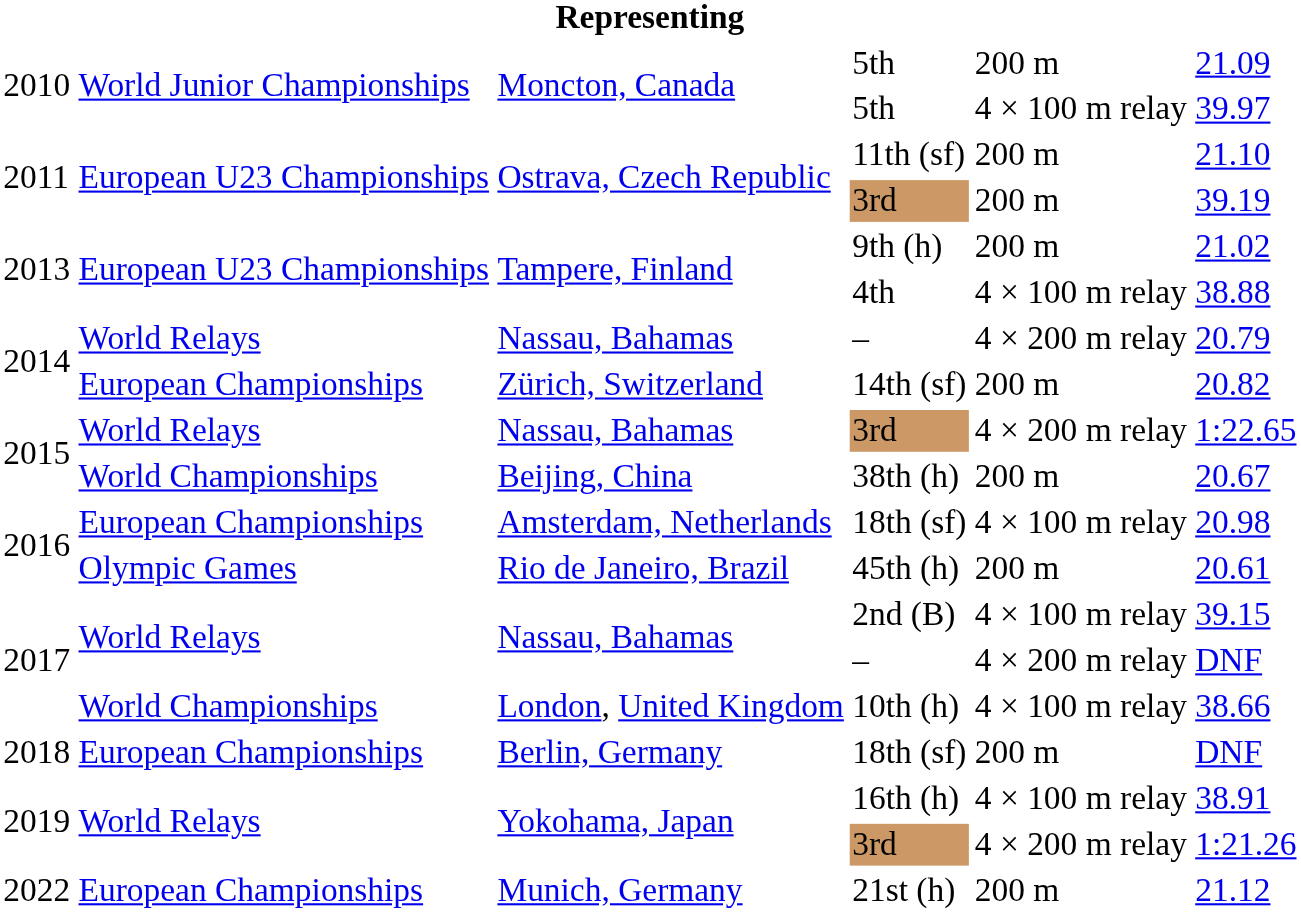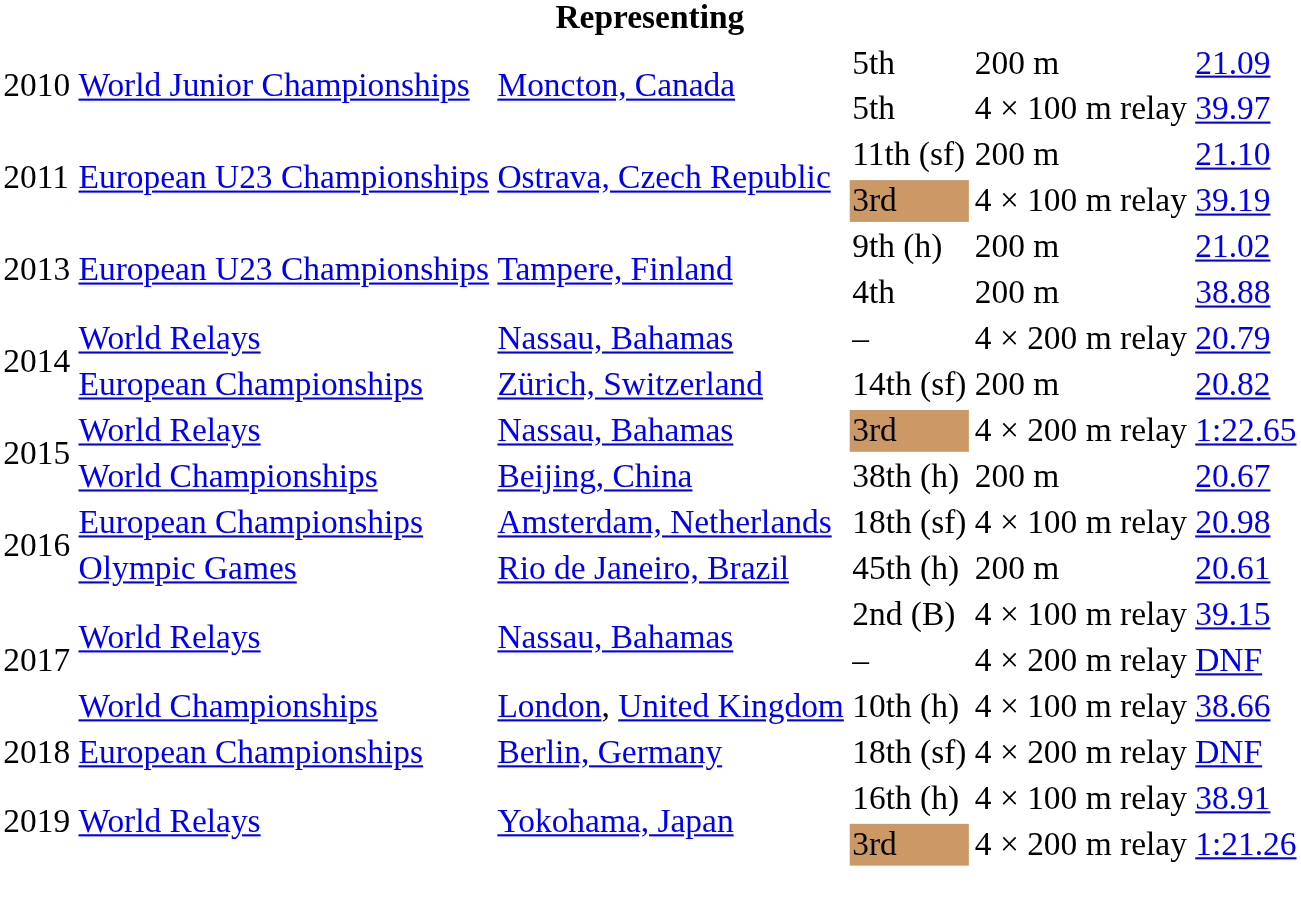(1017, 200) 200 m -> (1081, 200) 4 × 100 m relay
(1081, 292) 4 × 100 m relay -> (1017, 292) 200 m
(1017, 752) 200 m -> (1081, 752) 4 × 200 m relay
- row: (37, 890)
